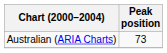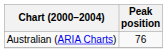(141, 39) 73 -> (141, 39) 76
